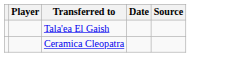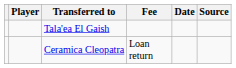+ column: (149, 12)
